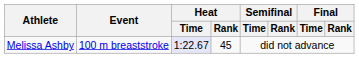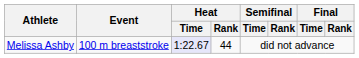(226, 45) 45 -> (226, 45) 44
